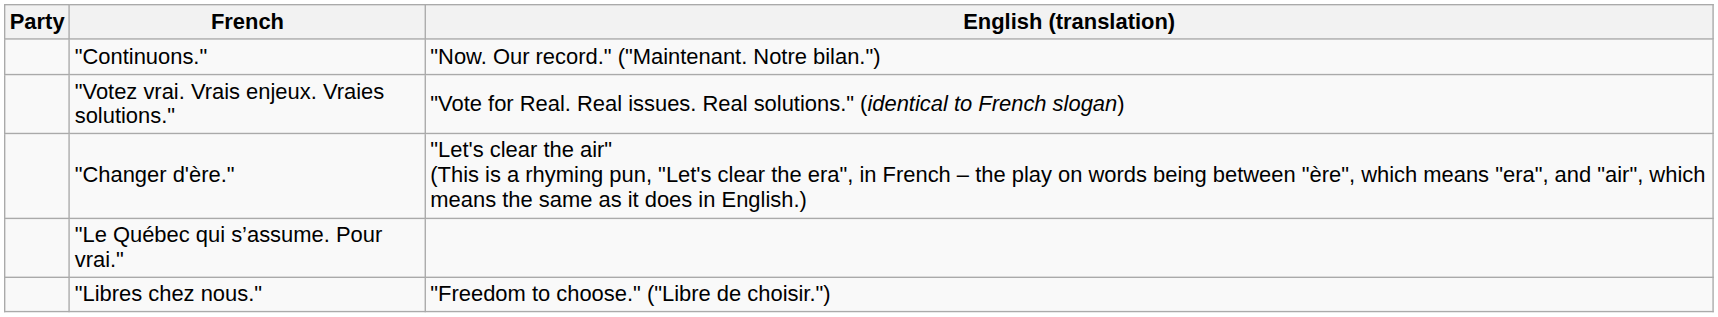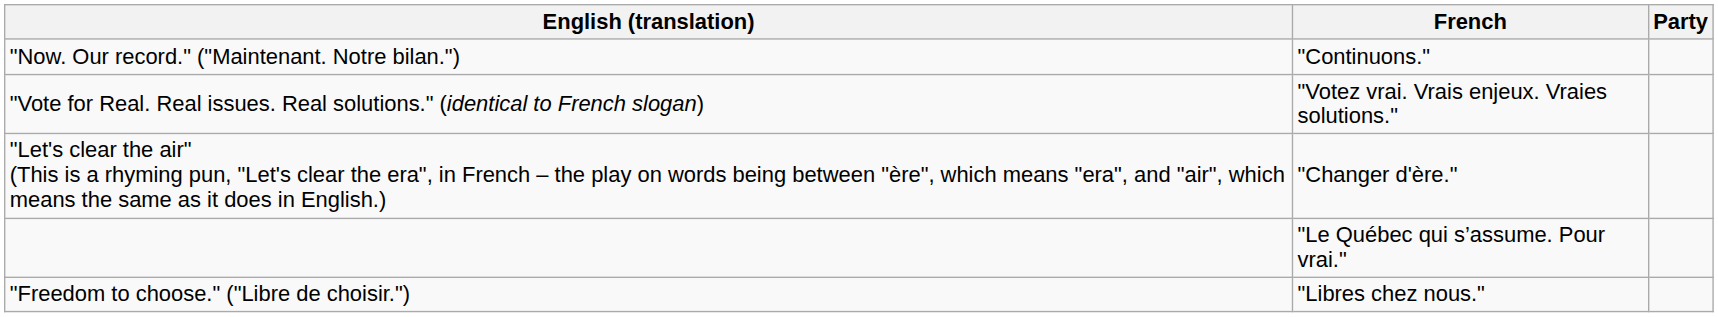columns swapped: (37, 21) <-> (1069, 21)
